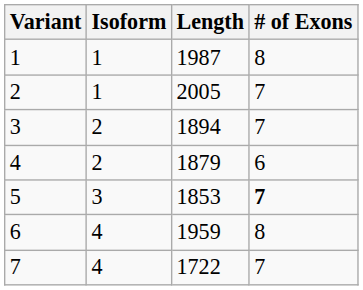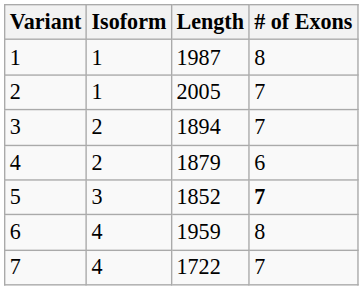(199, 197) 1853 -> (199, 197) 1852
